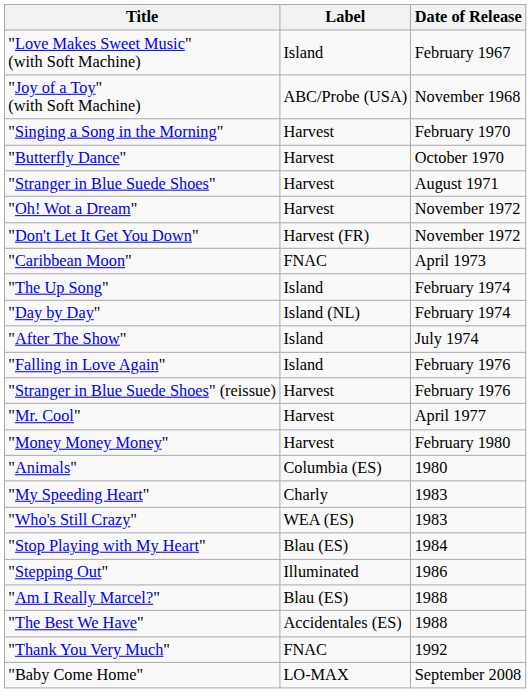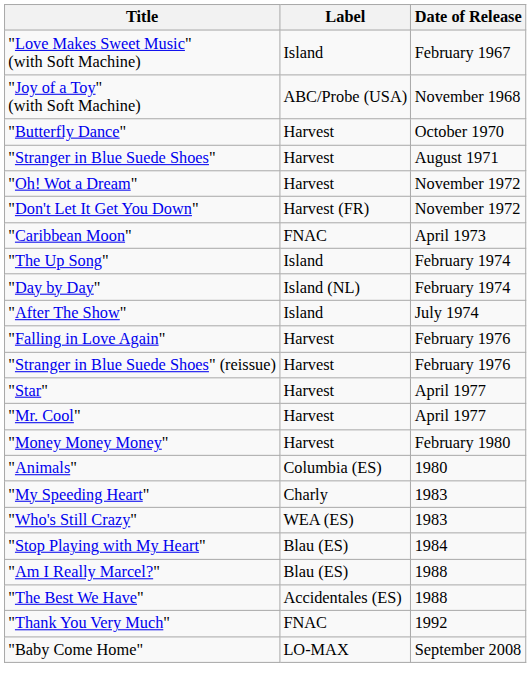- row: (116, 131)
(303, 364) Island -> (309, 338) Harvest
+ row: (28, 390)
- row: (58, 571)
